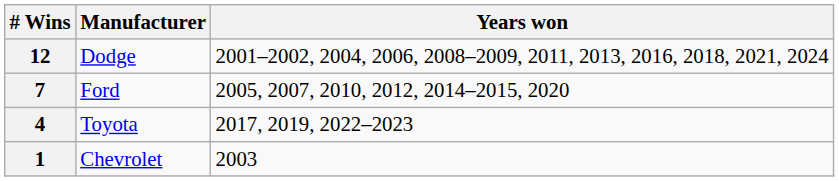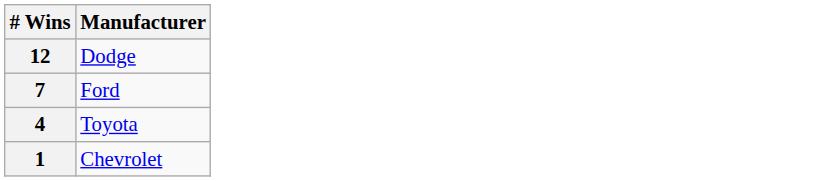- column: (522, 21)
